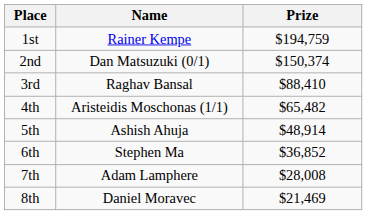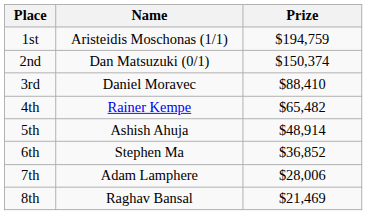(149, 38) Rainer Kempe -> (149, 38) Aristeidis Moschonas (1/1)
(149, 84) Raghav Bansal -> (149, 84) Daniel Moravec
(149, 107) Aristeidis Moschonas (1/1) -> (149, 107) Rainer Kempe
(302, 175) $28,008 -> (302, 175) $28,006
(149, 198) Daniel Moravec -> (149, 198) Raghav Bansal
